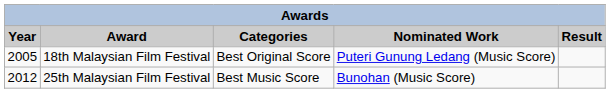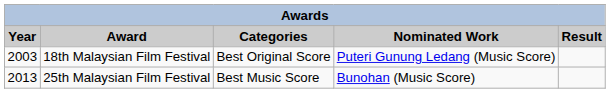(22, 57) 2005 -> (22, 57) 2003
(22, 78) 2012 -> (22, 78) 2013
